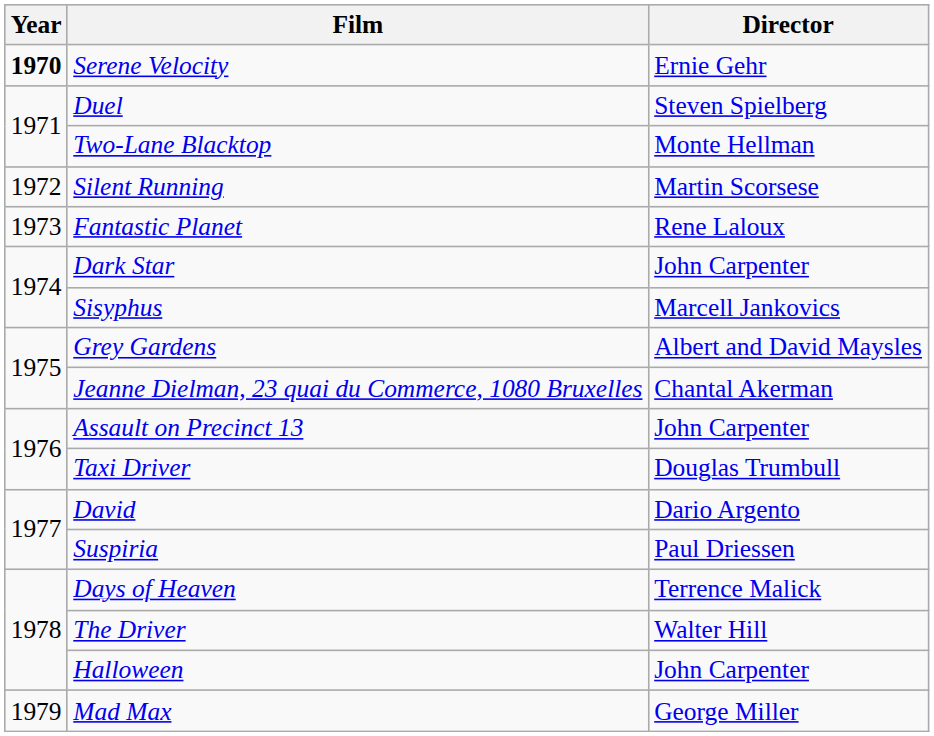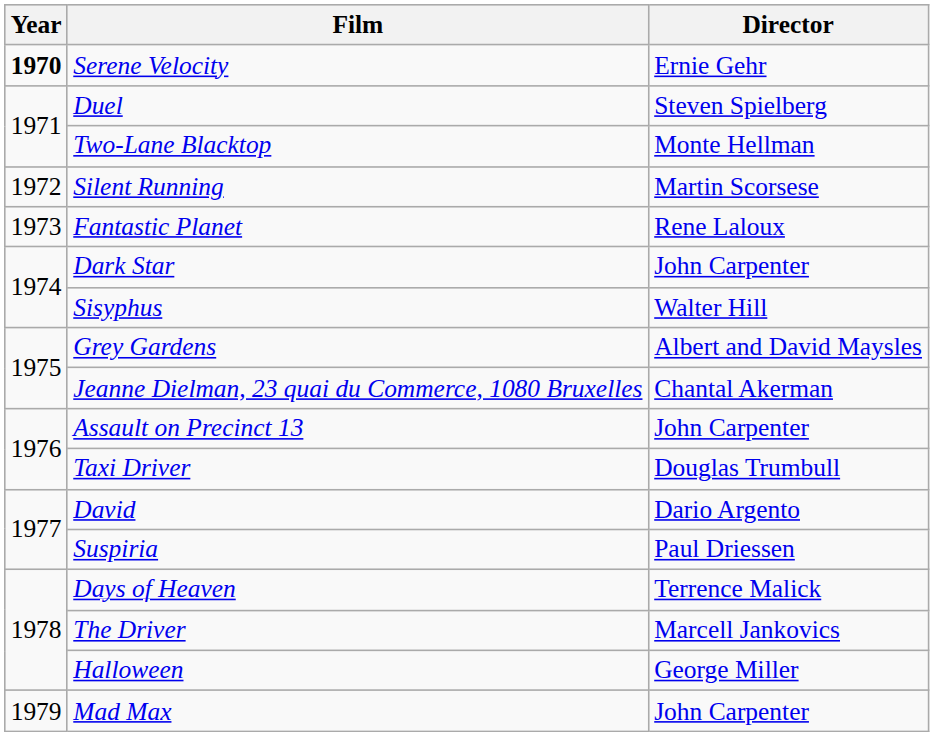(747, 307) Marcell Jankovics -> (711, 307) Walter Hill
(711, 629) Walter Hill -> (747, 629) Marcell Jankovics
(732, 670) John Carpenter -> (726, 670) George Miller
(726, 710) George Miller -> (732, 710) John Carpenter
